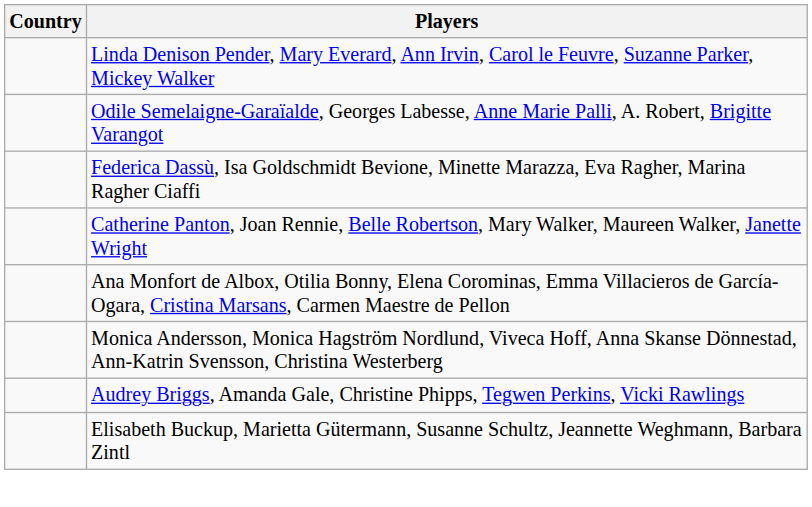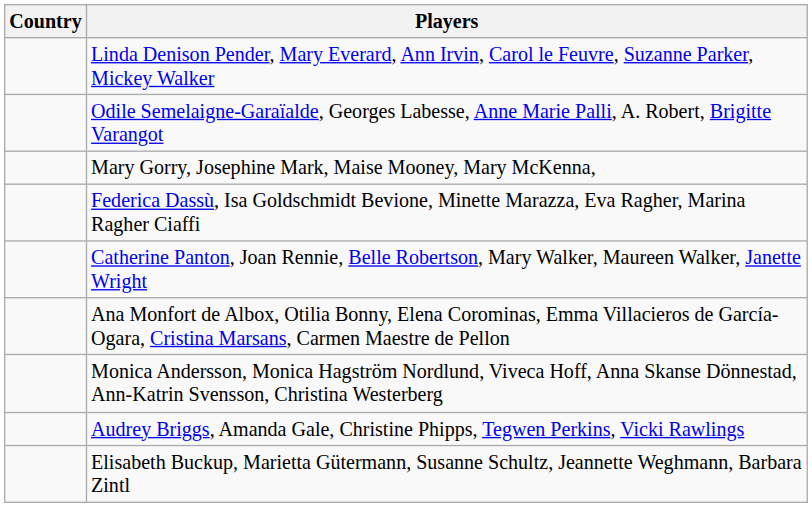+ row: (343, 167)
